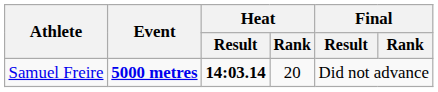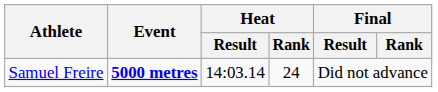(236, 72) bold -> (235, 72) normal
(292, 72) 20 -> (291, 72) 24
